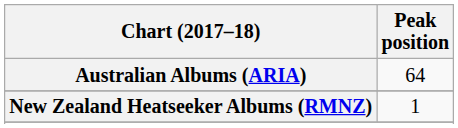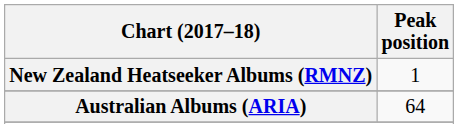rows swapped: (191, 74) <-> (191, 106)
